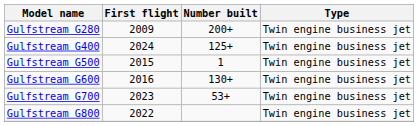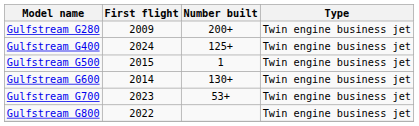(142, 80) 2016 -> (142, 80) 2014
